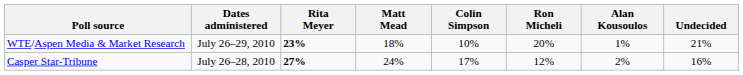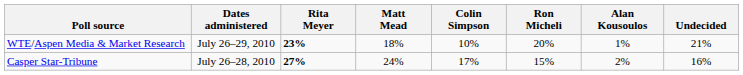(544, 61) 12% -> (544, 61) 15%
